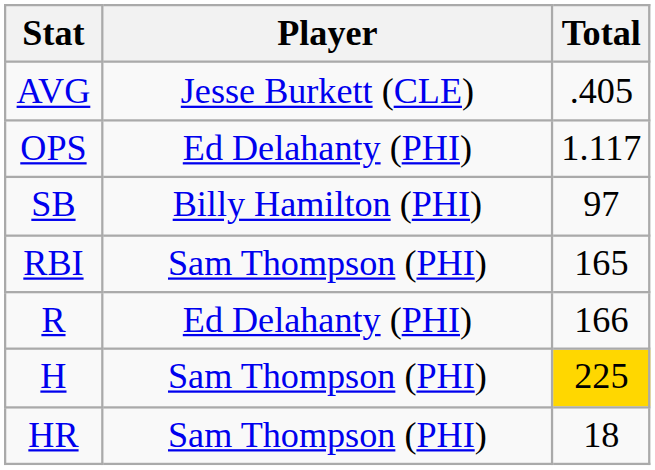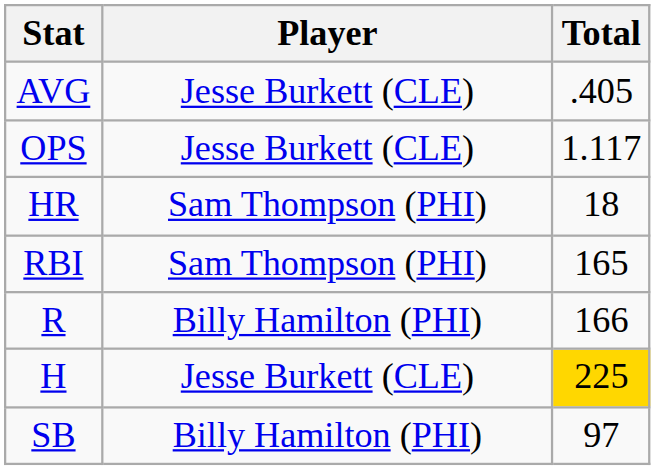(327, 147) Ed Delahanty (PHI) -> (327, 147) Jesse Burkett (CLE)
rows swapped: (53, 434) <-> (53, 205)
(327, 319) Ed Delahanty (PHI) -> (327, 319) Billy Hamilton (PHI)
(327, 377) Sam Thompson (PHI) -> (327, 377) Jesse Burkett (CLE)
